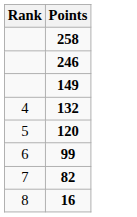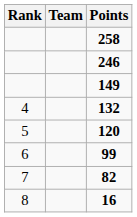+ column: (66, 16)
